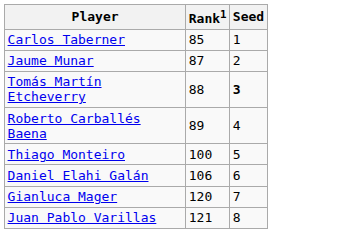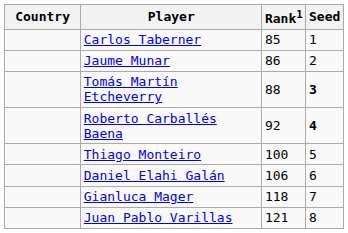+ column: (43, 17)
(197, 61) 87 -> (273, 61) 86
(197, 126) 89 -> (273, 126) 92
(237, 126) normal -> (313, 126) bold
(201, 197) 120 -> (277, 197) 118
